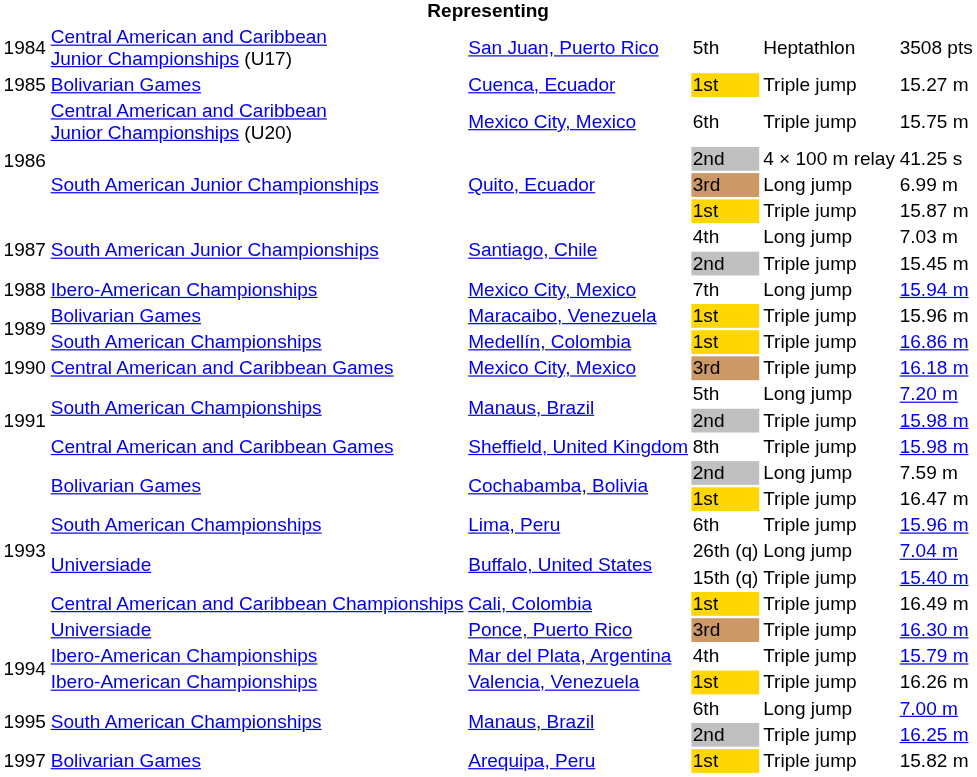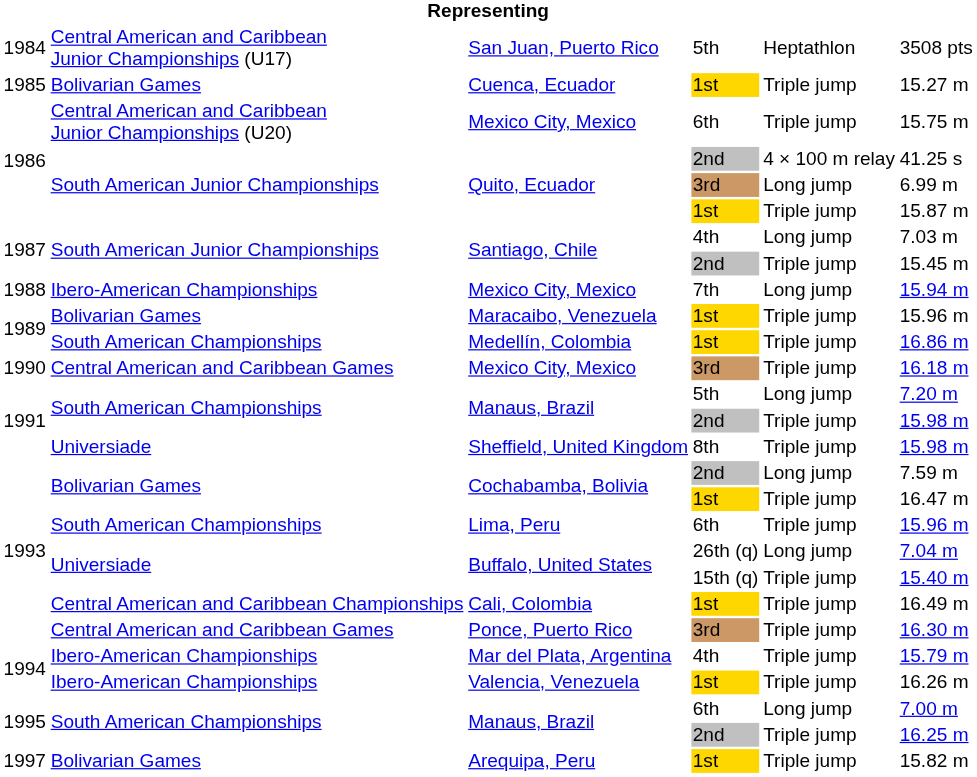(222, 446) Central American and Caribbean Games -> (101, 446) Universiade
(101, 629) Universiade -> (222, 629) Central American and Caribbean Games
